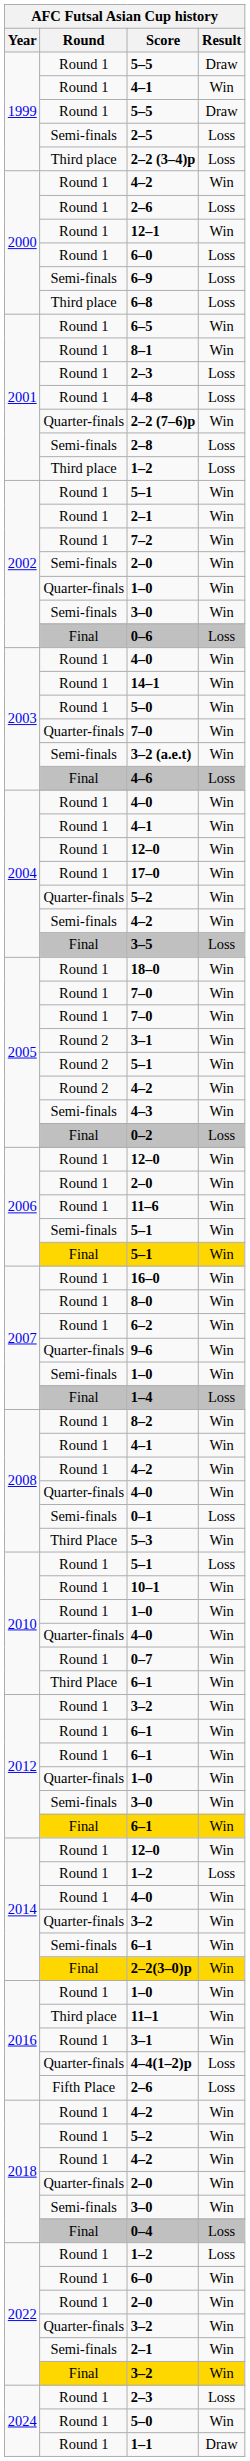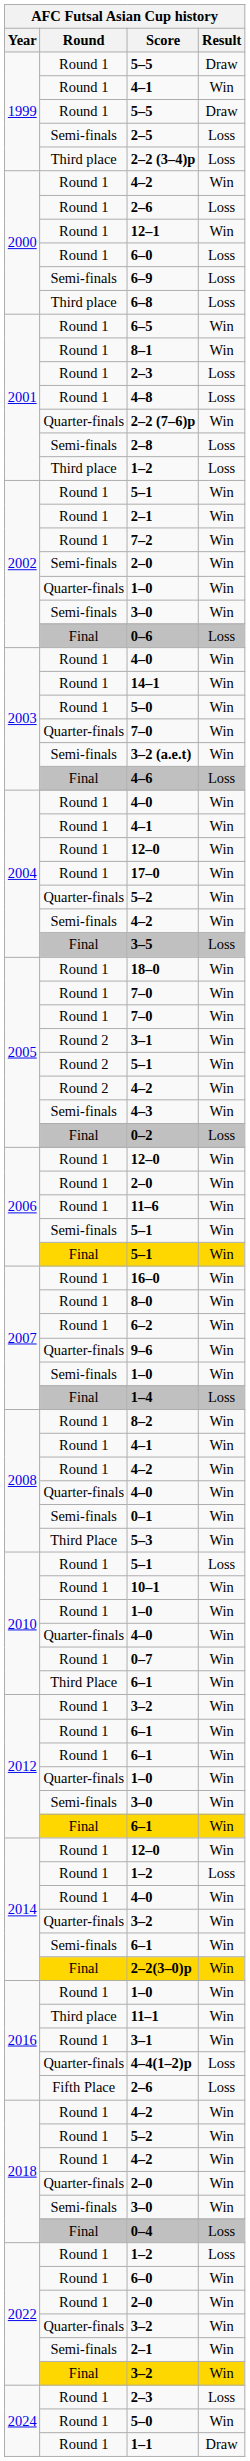(222, 1516) Loss -> (222, 1516) Win
